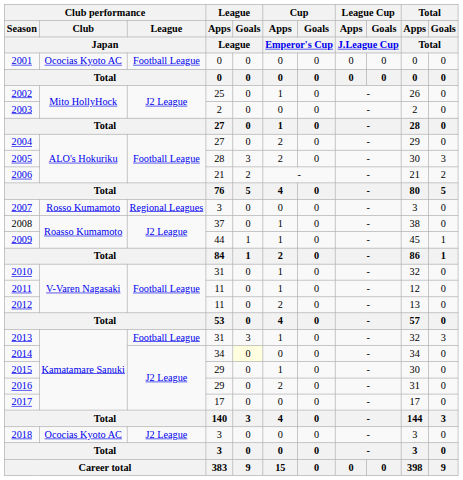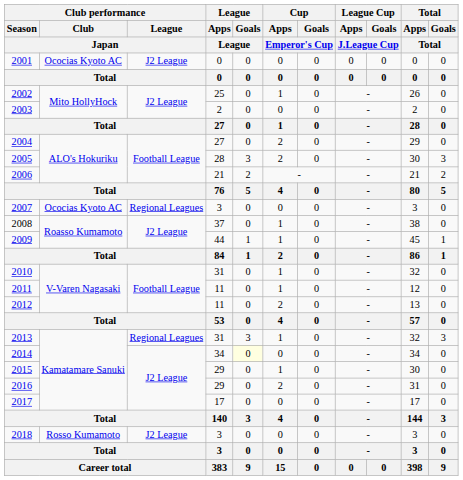(166, 61) Football League -> (166, 61) J2 League
(83, 207) Rosso Kumamoto -> (83, 207) Ococias Kyoto AC
(166, 337) Football League -> (166, 337) Regional Leagues
(83, 434) Ococias Kyoto AC -> (83, 434) Rosso Kumamoto
